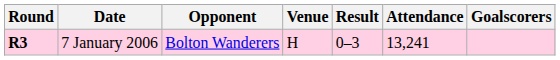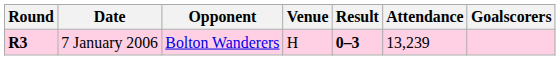(348, 42) normal -> (348, 42) bold
(408, 42) 13,241 -> (408, 42) 13,239
